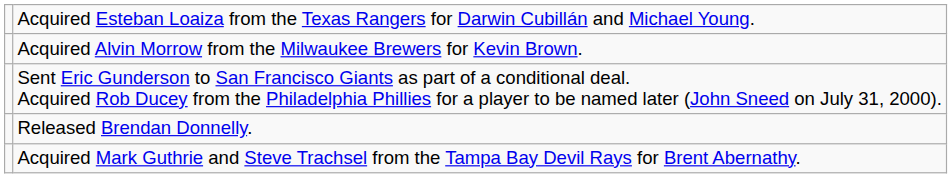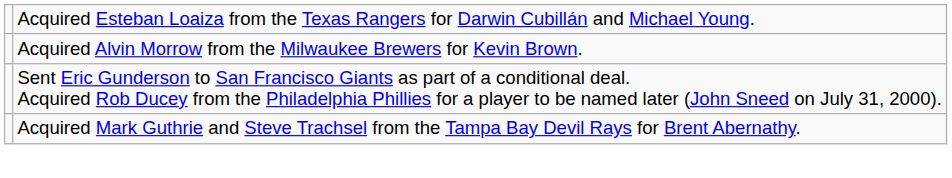- row: (135, 128)
